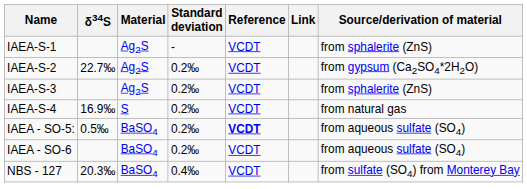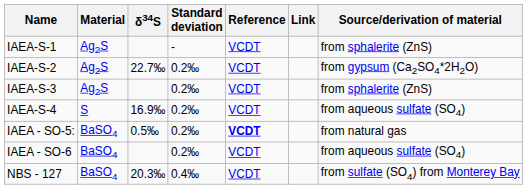columns swapped: (143, 20) <-> (98, 20)
(364, 109) from natural gas -> (393, 110) from aqueous sulfate (SO4)
(393, 129) from aqueous sulfate (SO4) -> (364, 131) from natural gas
